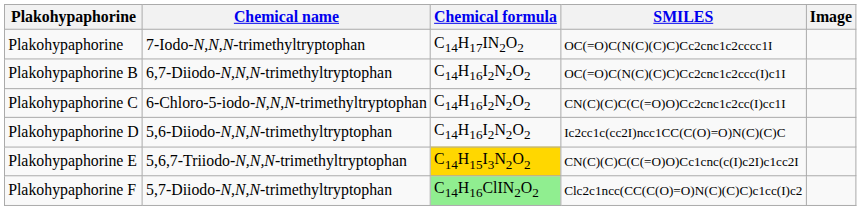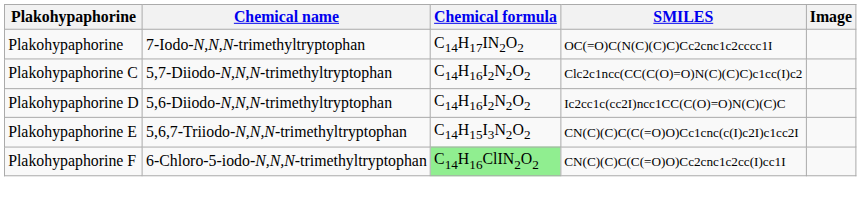- row: (73, 73)
(286, 102) 6-Chloro-5-iodo-N,N,N-trimethyltryptophan -> (269, 73) 5,7-Diiodo-N,N,N-trimethyltryptophan
(675, 103) CN(C)(C)C(C(=O)O)Cc2cnc1c2cc(I)cc1I -> (683, 74) Clc2c1ncc(CC(C(O)=O)N(C)(C)C)c1cc(I)c2
(482, 161) gold background -> (482, 132) no background
(269, 190) 5,7-Diiodo-N,N,N-trimethyltryptophan -> (286, 161) 6-Chloro-5-iodo-N,N,N-trimethyltryptophan
(683, 191) Clc2c1ncc(CC(C(O)=O)N(C)(C)C)c1cc(I)c2 -> (675, 162) CN(C)(C)C(C(=O)O)Cc2cnc1c2cc(I)cc1I
